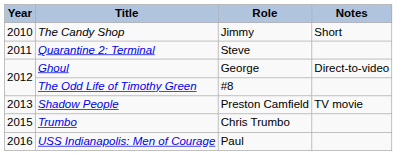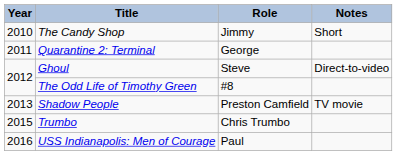(235, 50) Steve -> (240, 50) George
(240, 68) George -> (235, 68) Steve
